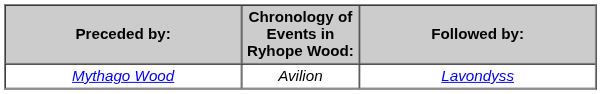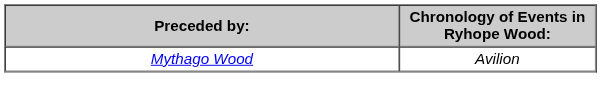- column: (478, 34)
